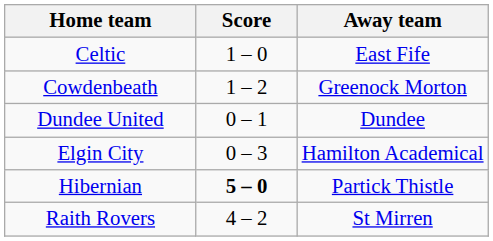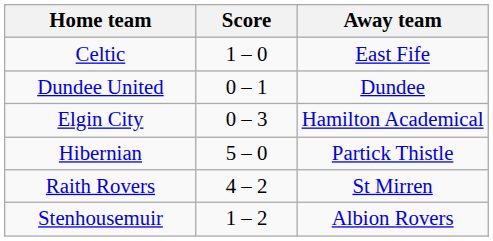- row: (100, 86)
(247, 185) bold -> (247, 152) normal
+ row: (100, 218)
